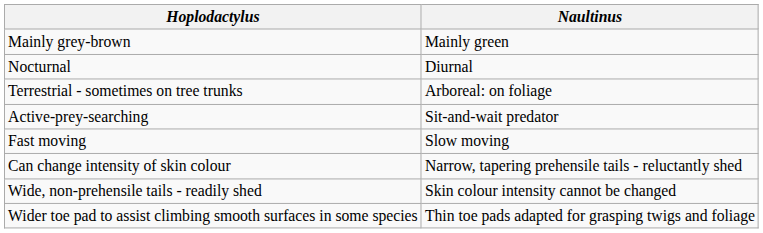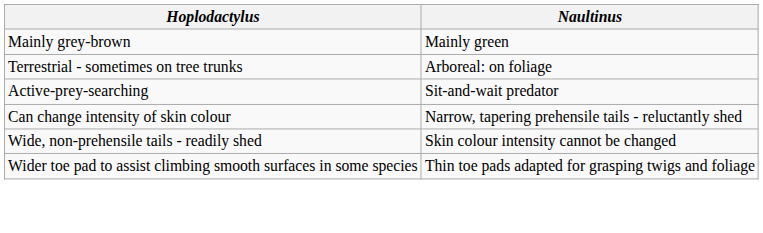- row: (39, 66)
- row: (47, 141)
